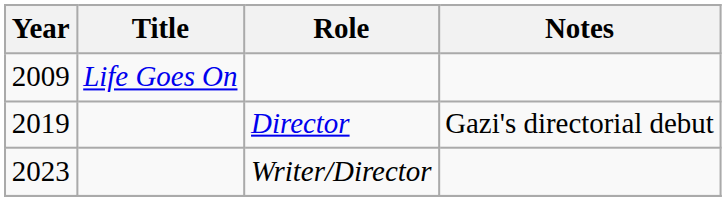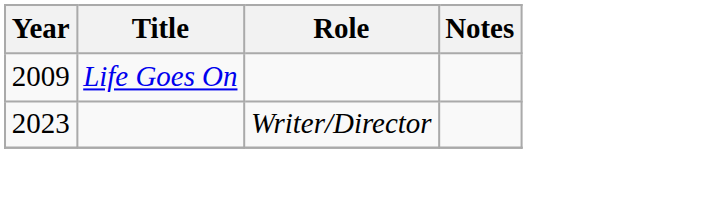- row: (41, 124)
